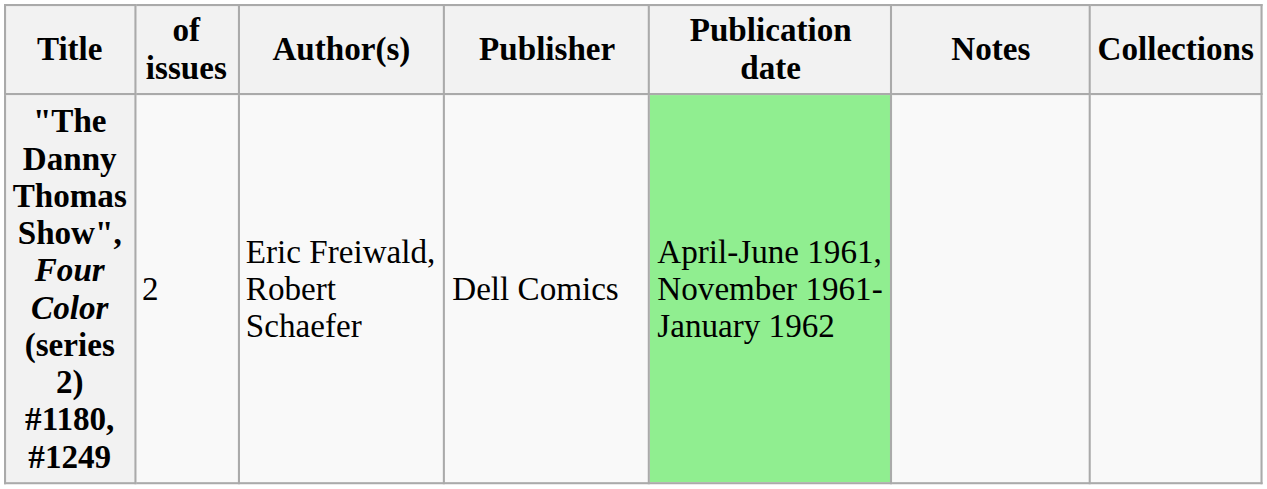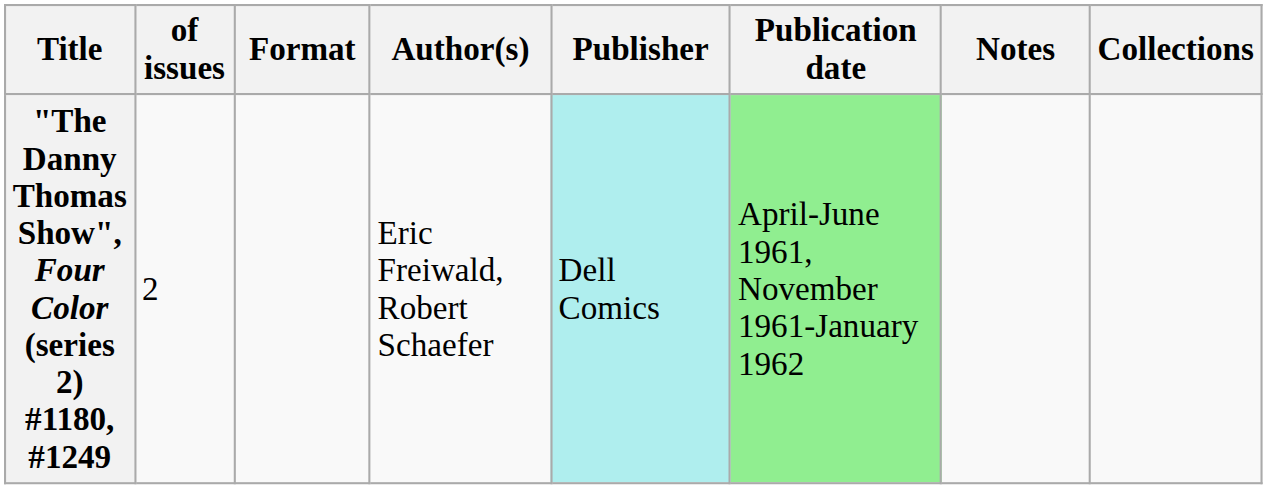+ column: (302, 49)
(536, 288) no background -> (609, 288) paleturquoise background
